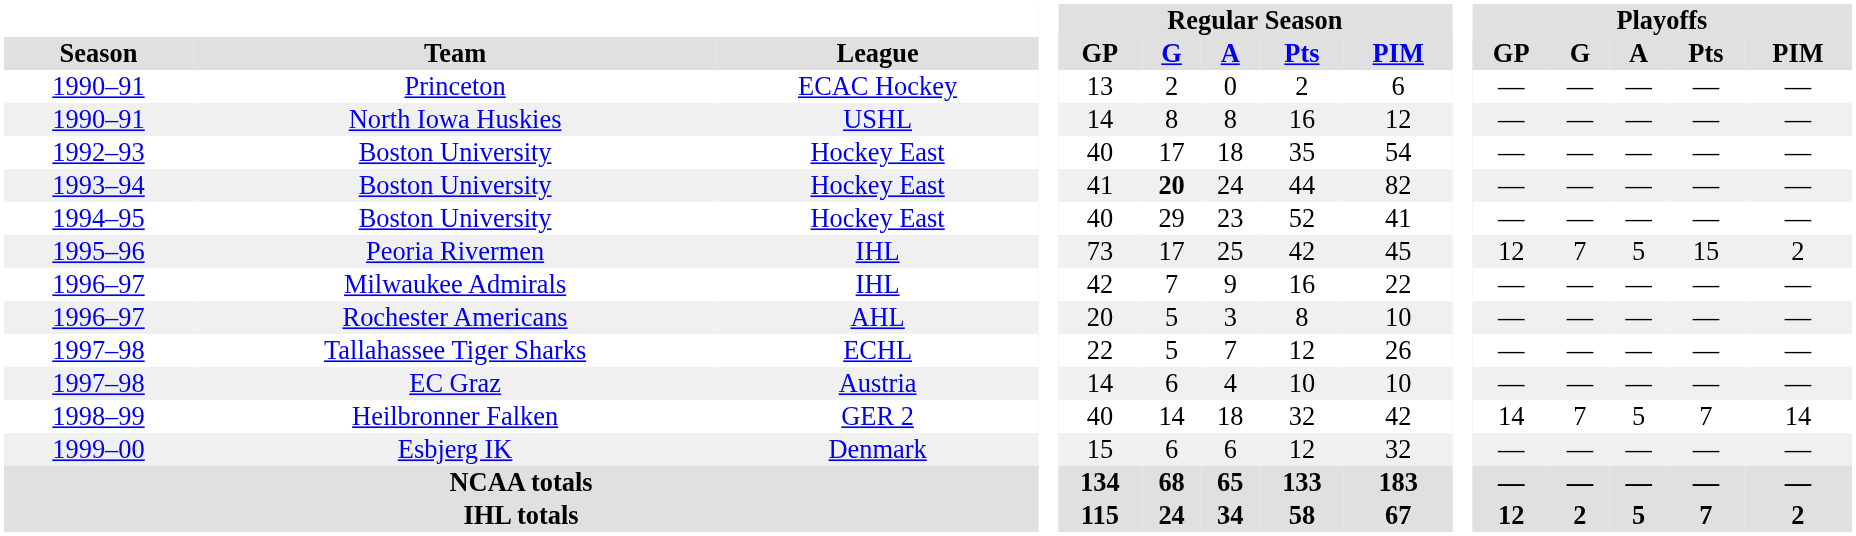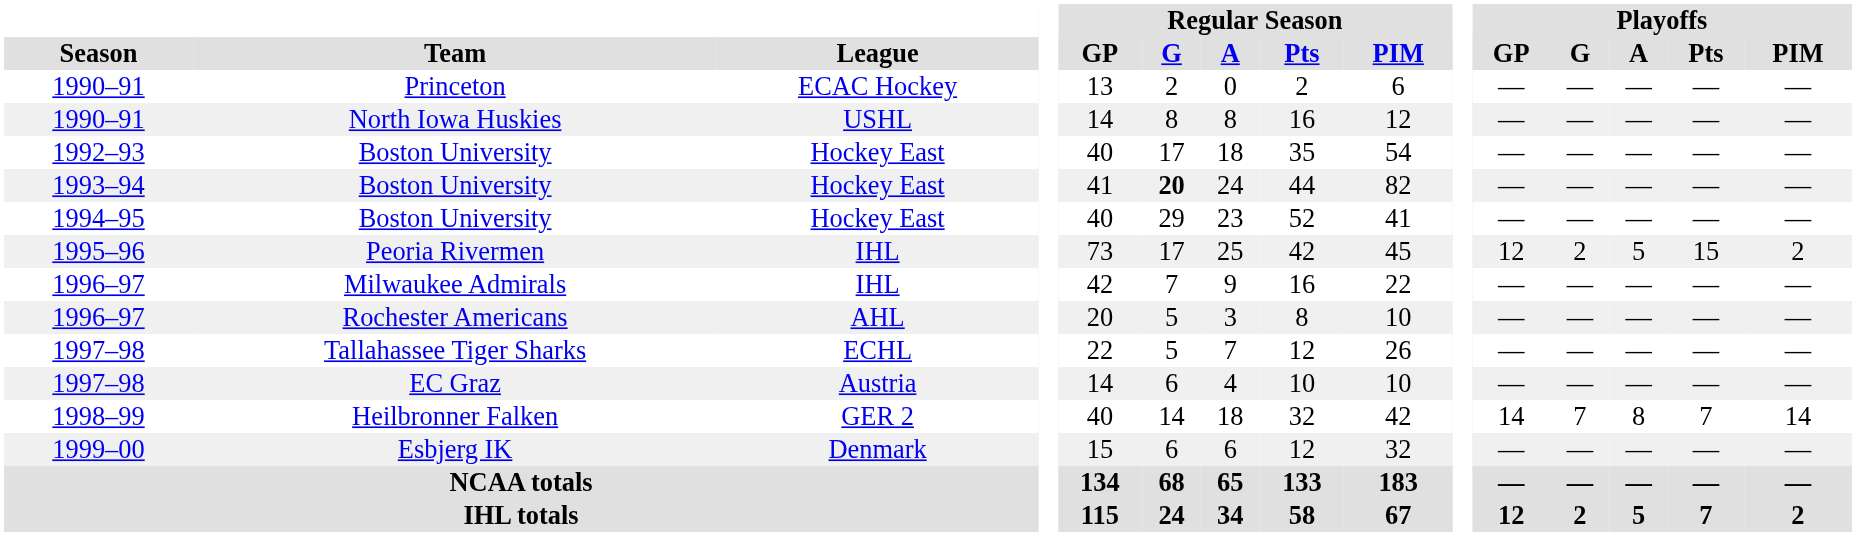(1580, 251) 7 -> (1580, 251) 2
(1639, 416) 5 -> (1639, 416) 8
